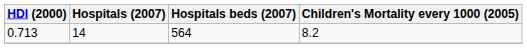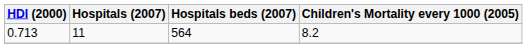(79, 33) 14 -> (79, 33) 11
